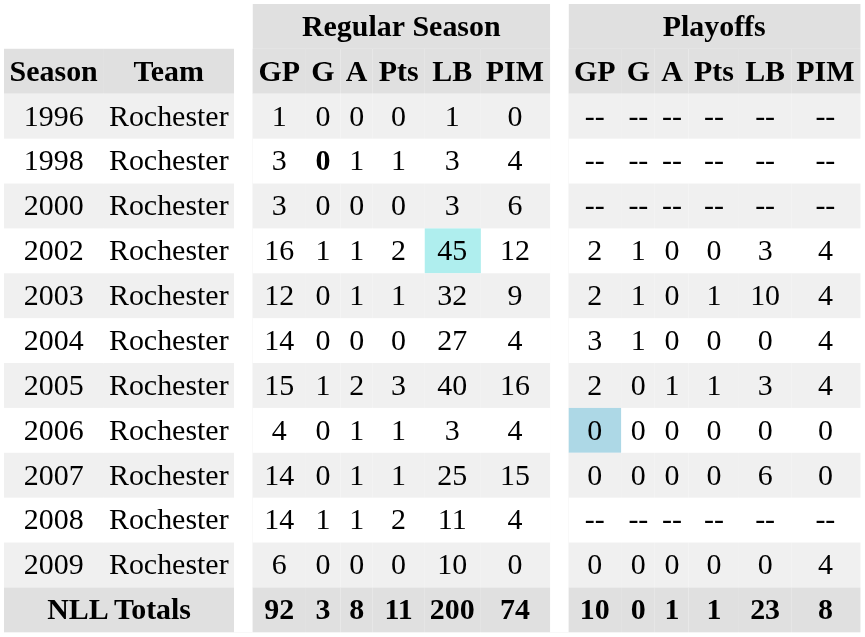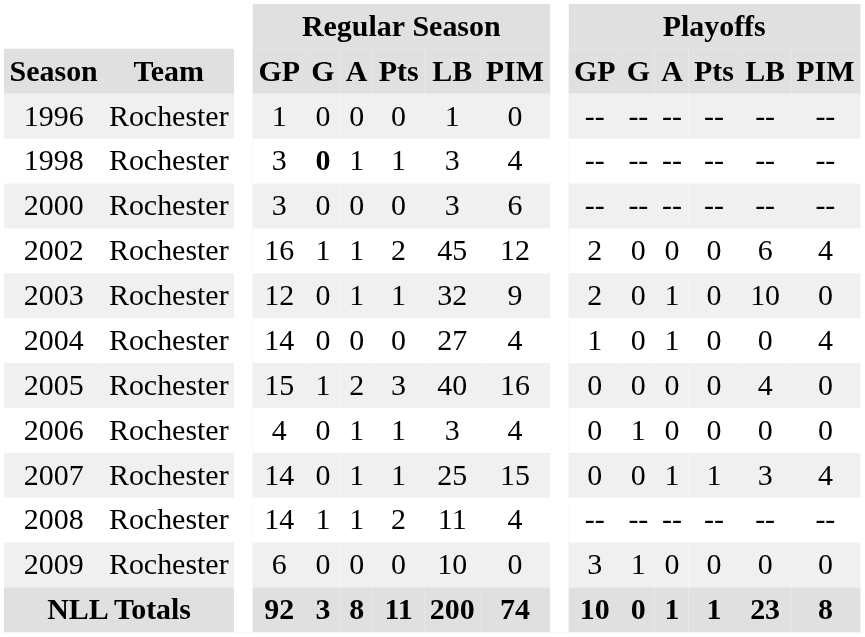(452, 250) paleturquoise background -> (452, 250) no background
(638, 250) 1 -> (638, 250) 0
(765, 250) 3 -> (765, 250) 6
(638, 295) 1 -> (638, 295) 0
(672, 295) 0 -> (672, 295) 1
(714, 295) 1 -> (714, 295) 0
(825, 295) 4 -> (825, 295) 0
(595, 340) 3 -> (595, 340) 1
(638, 340) 1 -> (638, 340) 0
(672, 340) 0 -> (672, 340) 1
(595, 385) 2 -> (595, 385) 0
(672, 385) 1 -> (672, 385) 0
(714, 385) 1 -> (714, 385) 0
(765, 385) 3 -> (765, 385) 4
(825, 385) 4 -> (825, 385) 0
(595, 429) lightblue background -> (595, 429) no background
(638, 429) 0 -> (638, 429) 1
(672, 474) 0 -> (672, 474) 1
(714, 474) 0 -> (714, 474) 1
(765, 474) 6 -> (765, 474) 3
(825, 474) 0 -> (825, 474) 4
(595, 564) 0 -> (595, 564) 3
(638, 564) 0 -> (638, 564) 1
(825, 564) 4 -> (825, 564) 0
